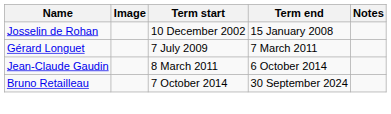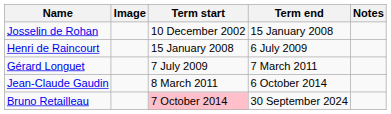+ row: (53, 48)
(189, 84) no background -> (189, 101) pink background
